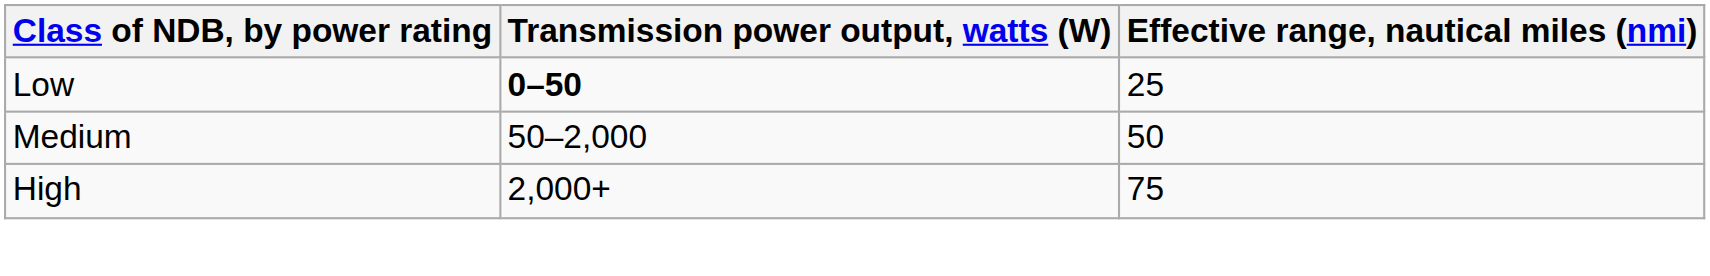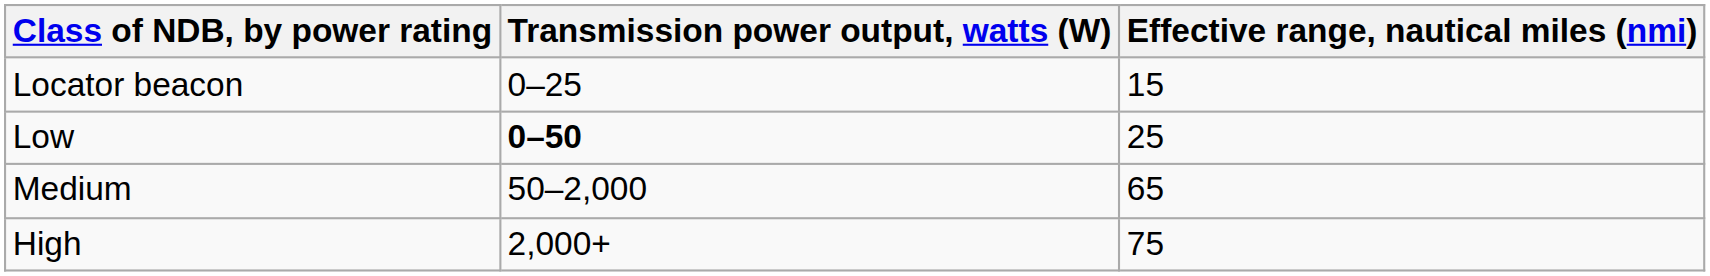+ row: (128, 84)
(1145, 137) 50 -> (1145, 190) 65
